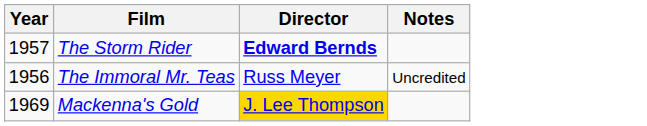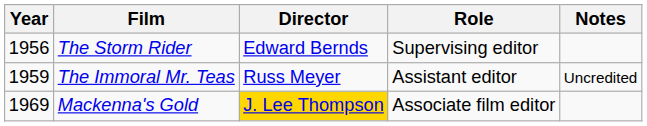+ column: (474, 18)
(29, 47) 1957 -> (29, 47) 1956
(310, 47) bold -> (306, 47) normal
(29, 76) 1956 -> (29, 76) 1959
